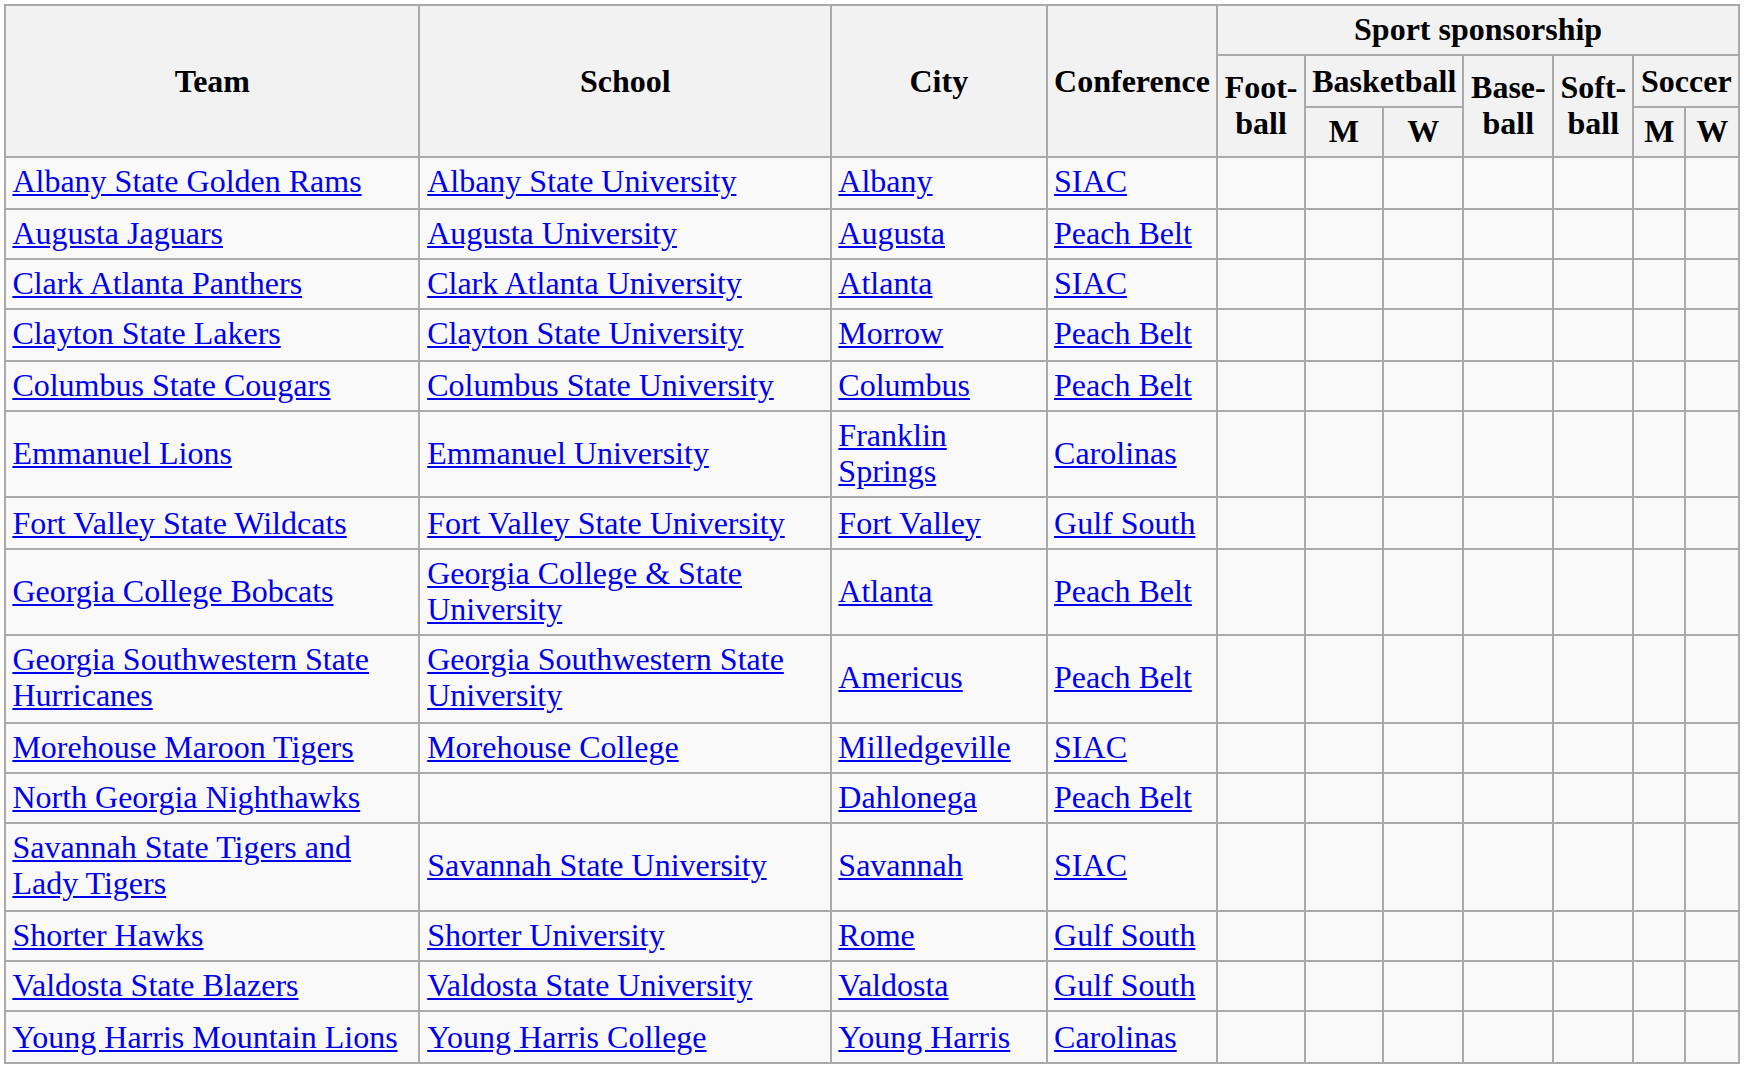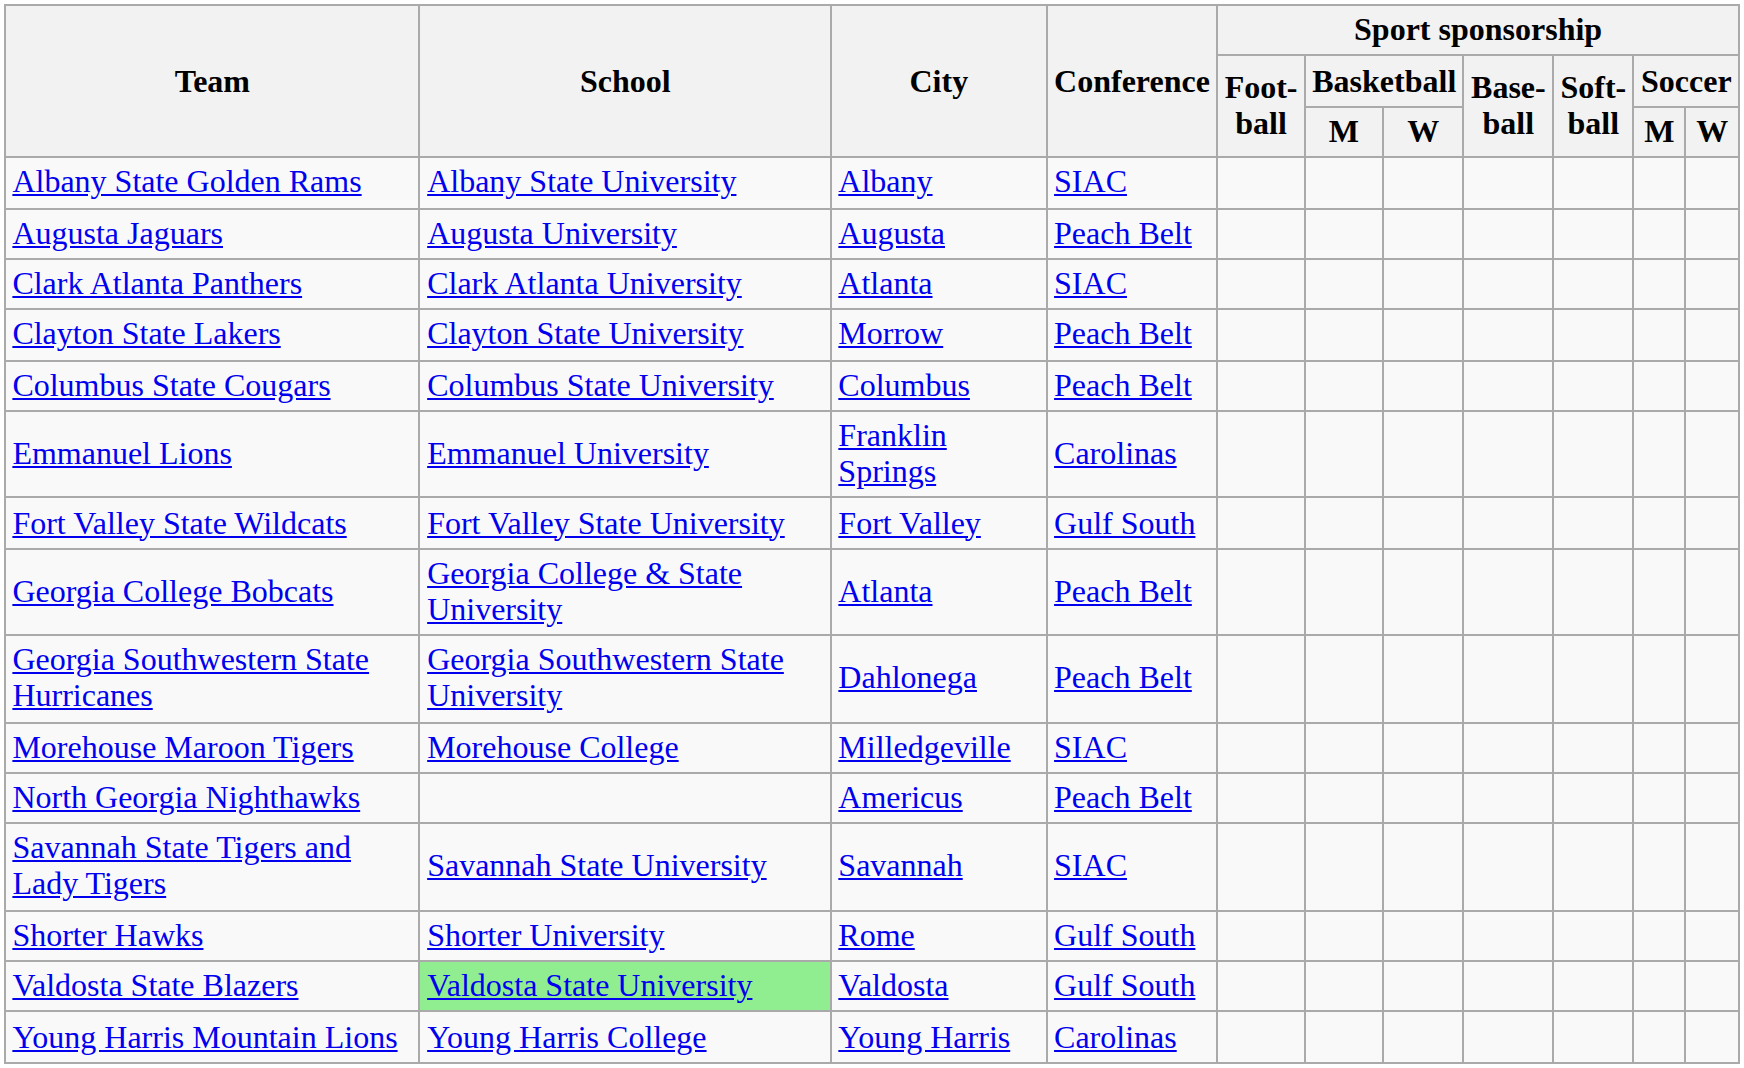(901, 678) Americus -> (908, 678) Dahlonega
(908, 797) Dahlonega -> (901, 797) Americus
(590, 985) no background -> (590, 985) lightgreen background
